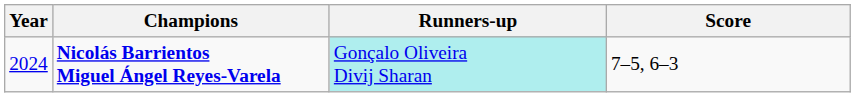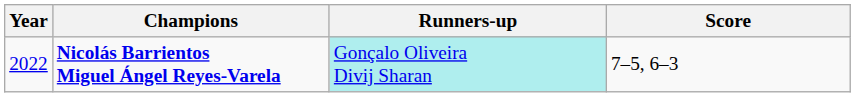(28, 64) 2024 -> (28, 64) 2022
